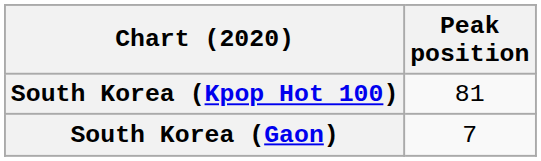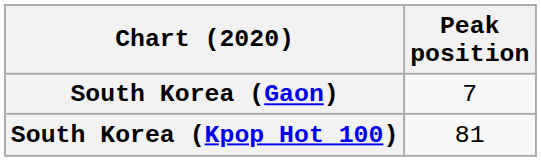rows swapped: (205, 135) <-> (205, 94)
